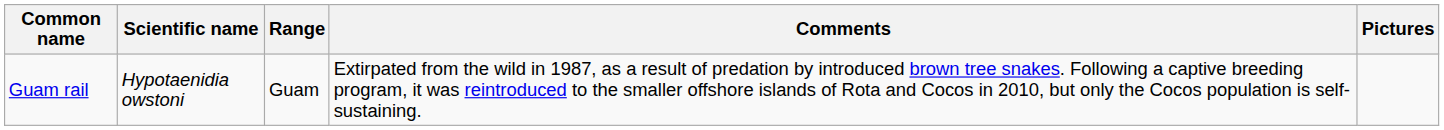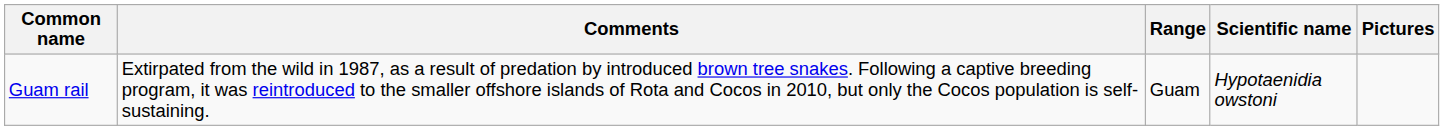columns swapped: (191, 29) <-> (843, 29)
